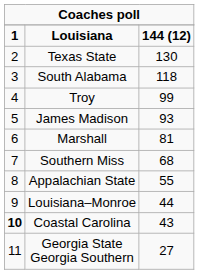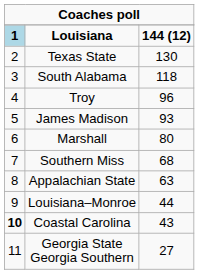(15, 35) no background -> (15, 35) lightblue background
(167, 98) 99 -> (167, 98) 96
(167, 139) 81 -> (167, 139) 80
(167, 181) 55 -> (167, 181) 63
